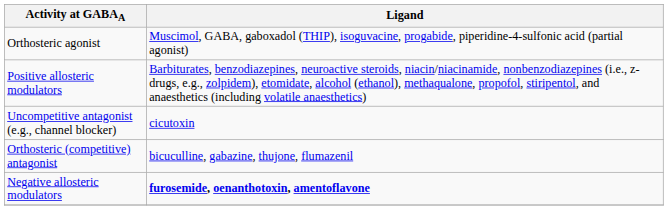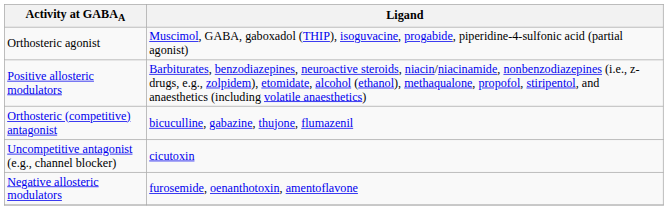rows swapped: (69, 156) <-> (70, 123)
(260, 188) bold -> (254, 188) normal
